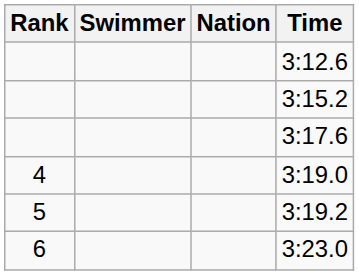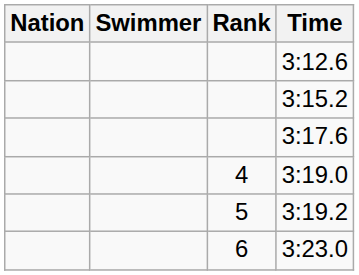columns swapped: (39, 23) <-> (234, 23)
